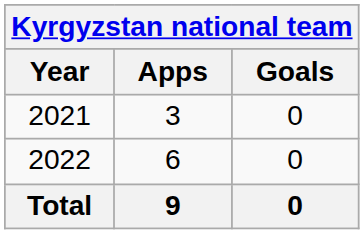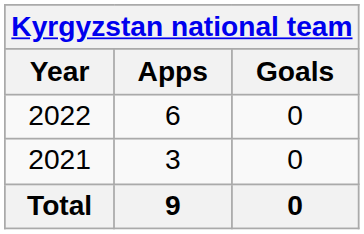rows swapped: (60, 116) <-> (60, 160)
